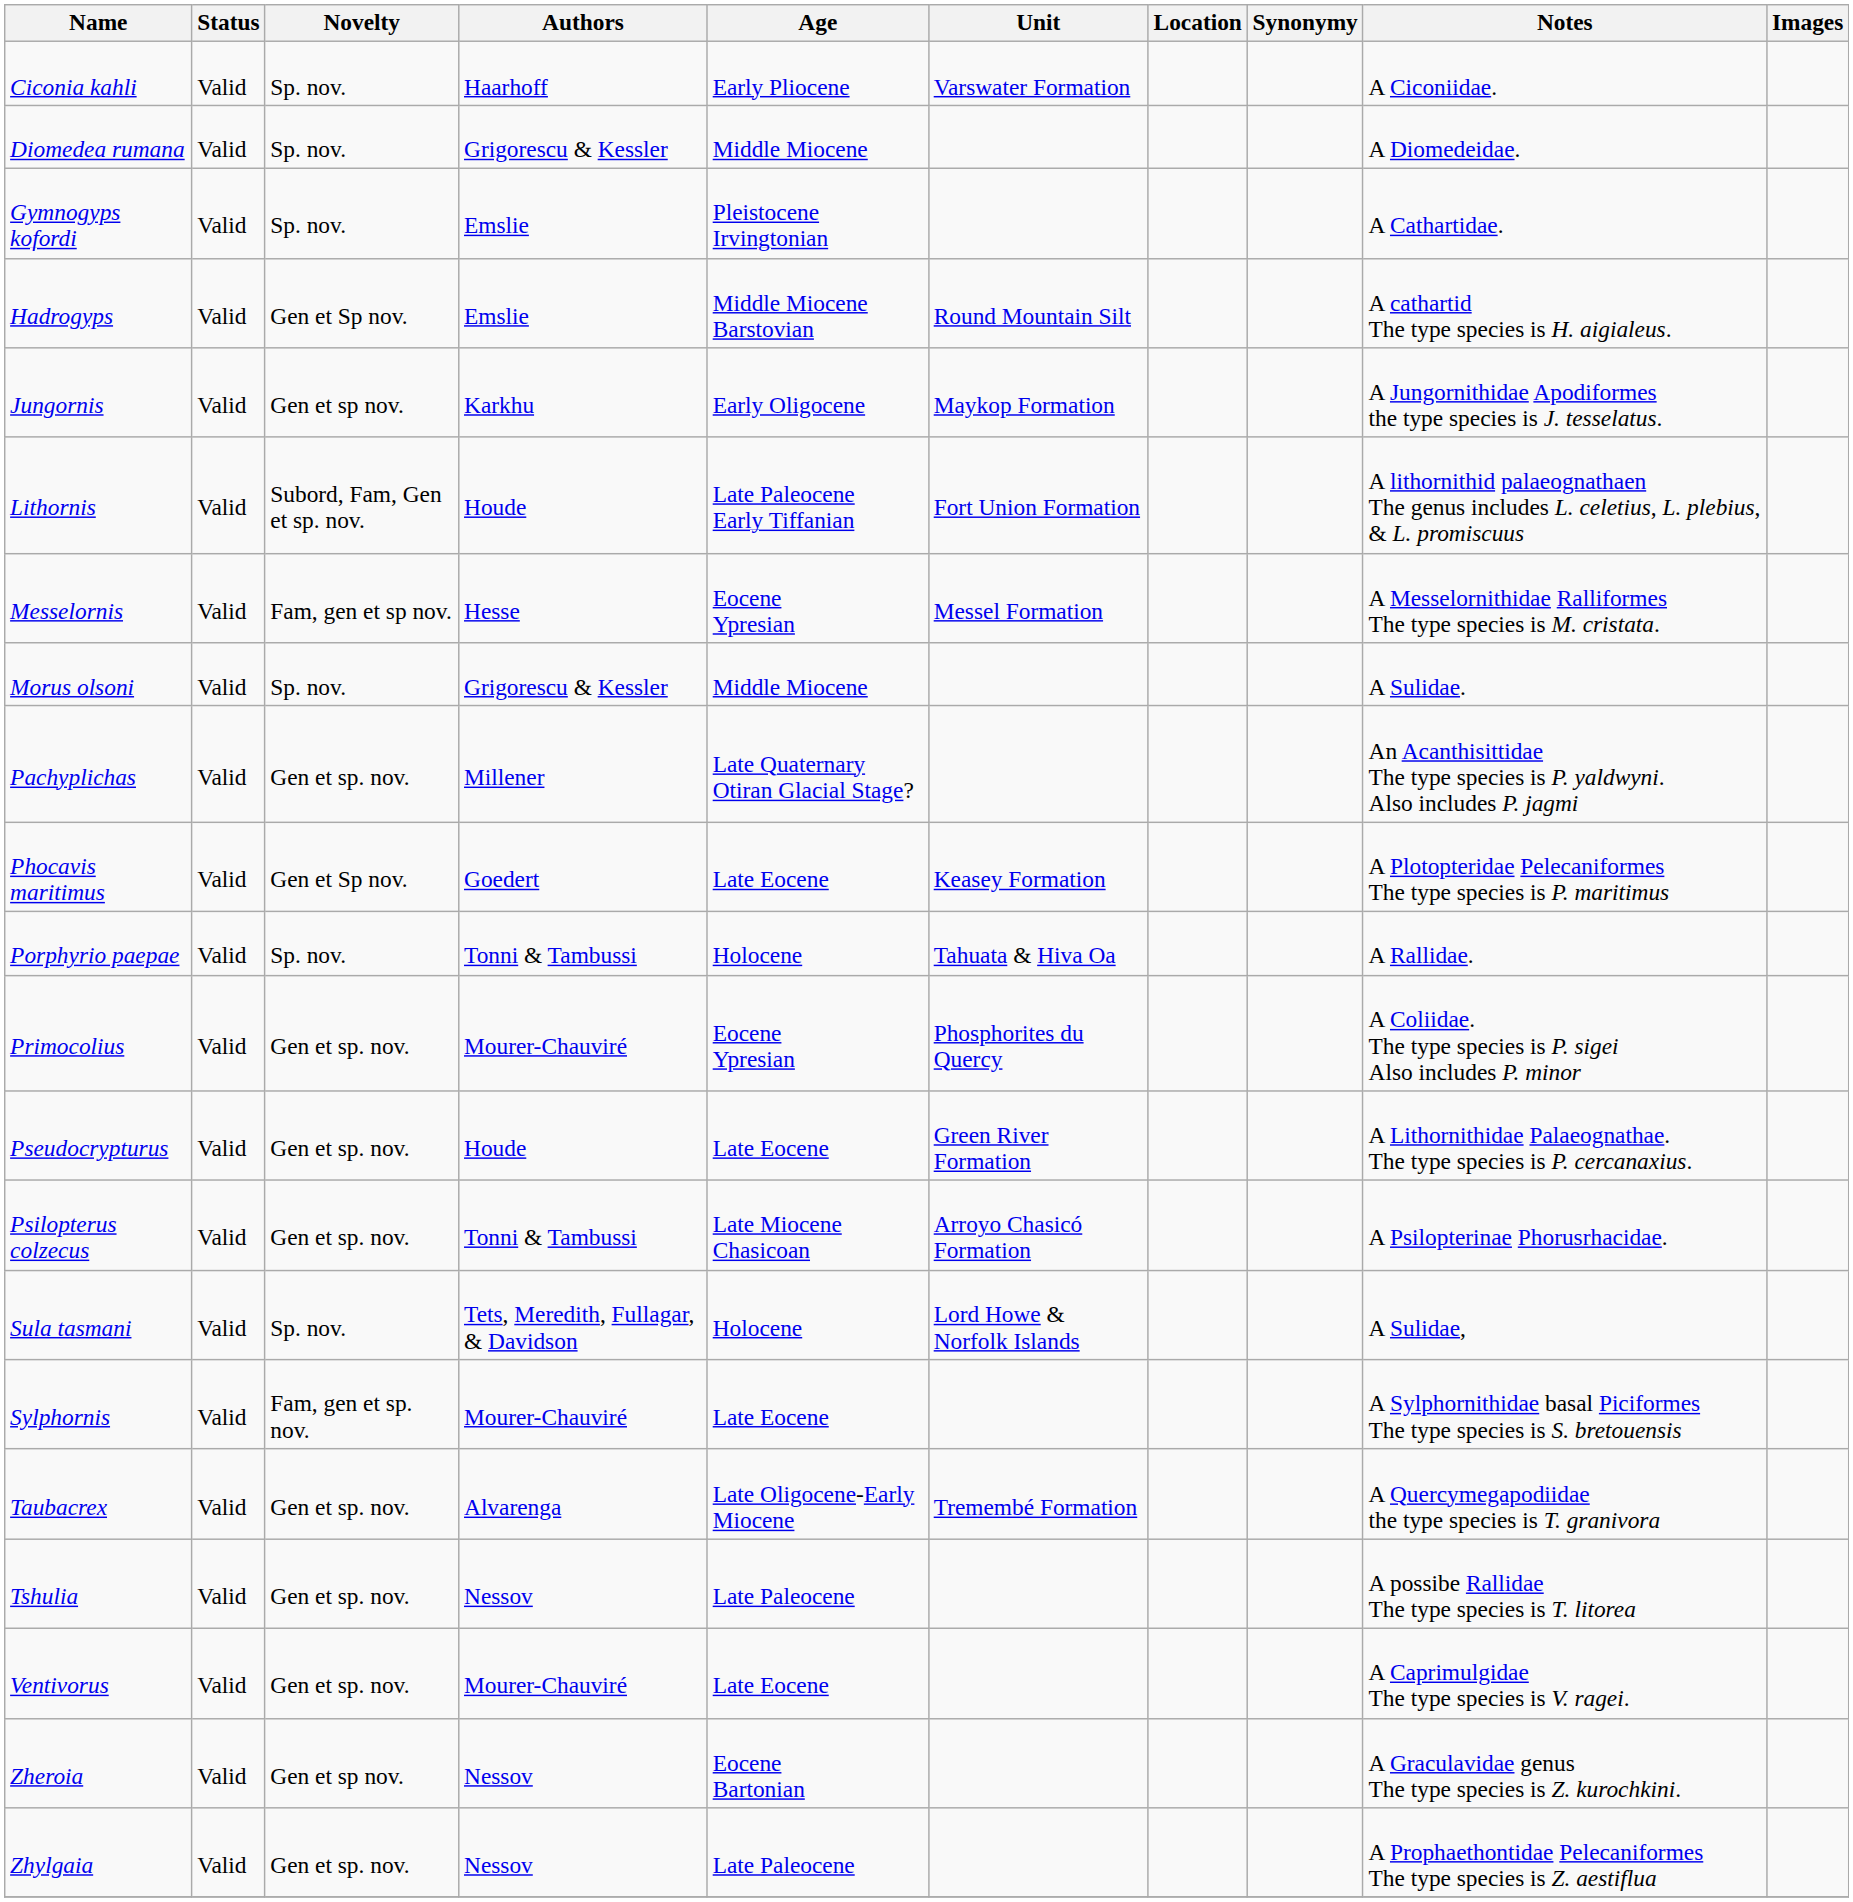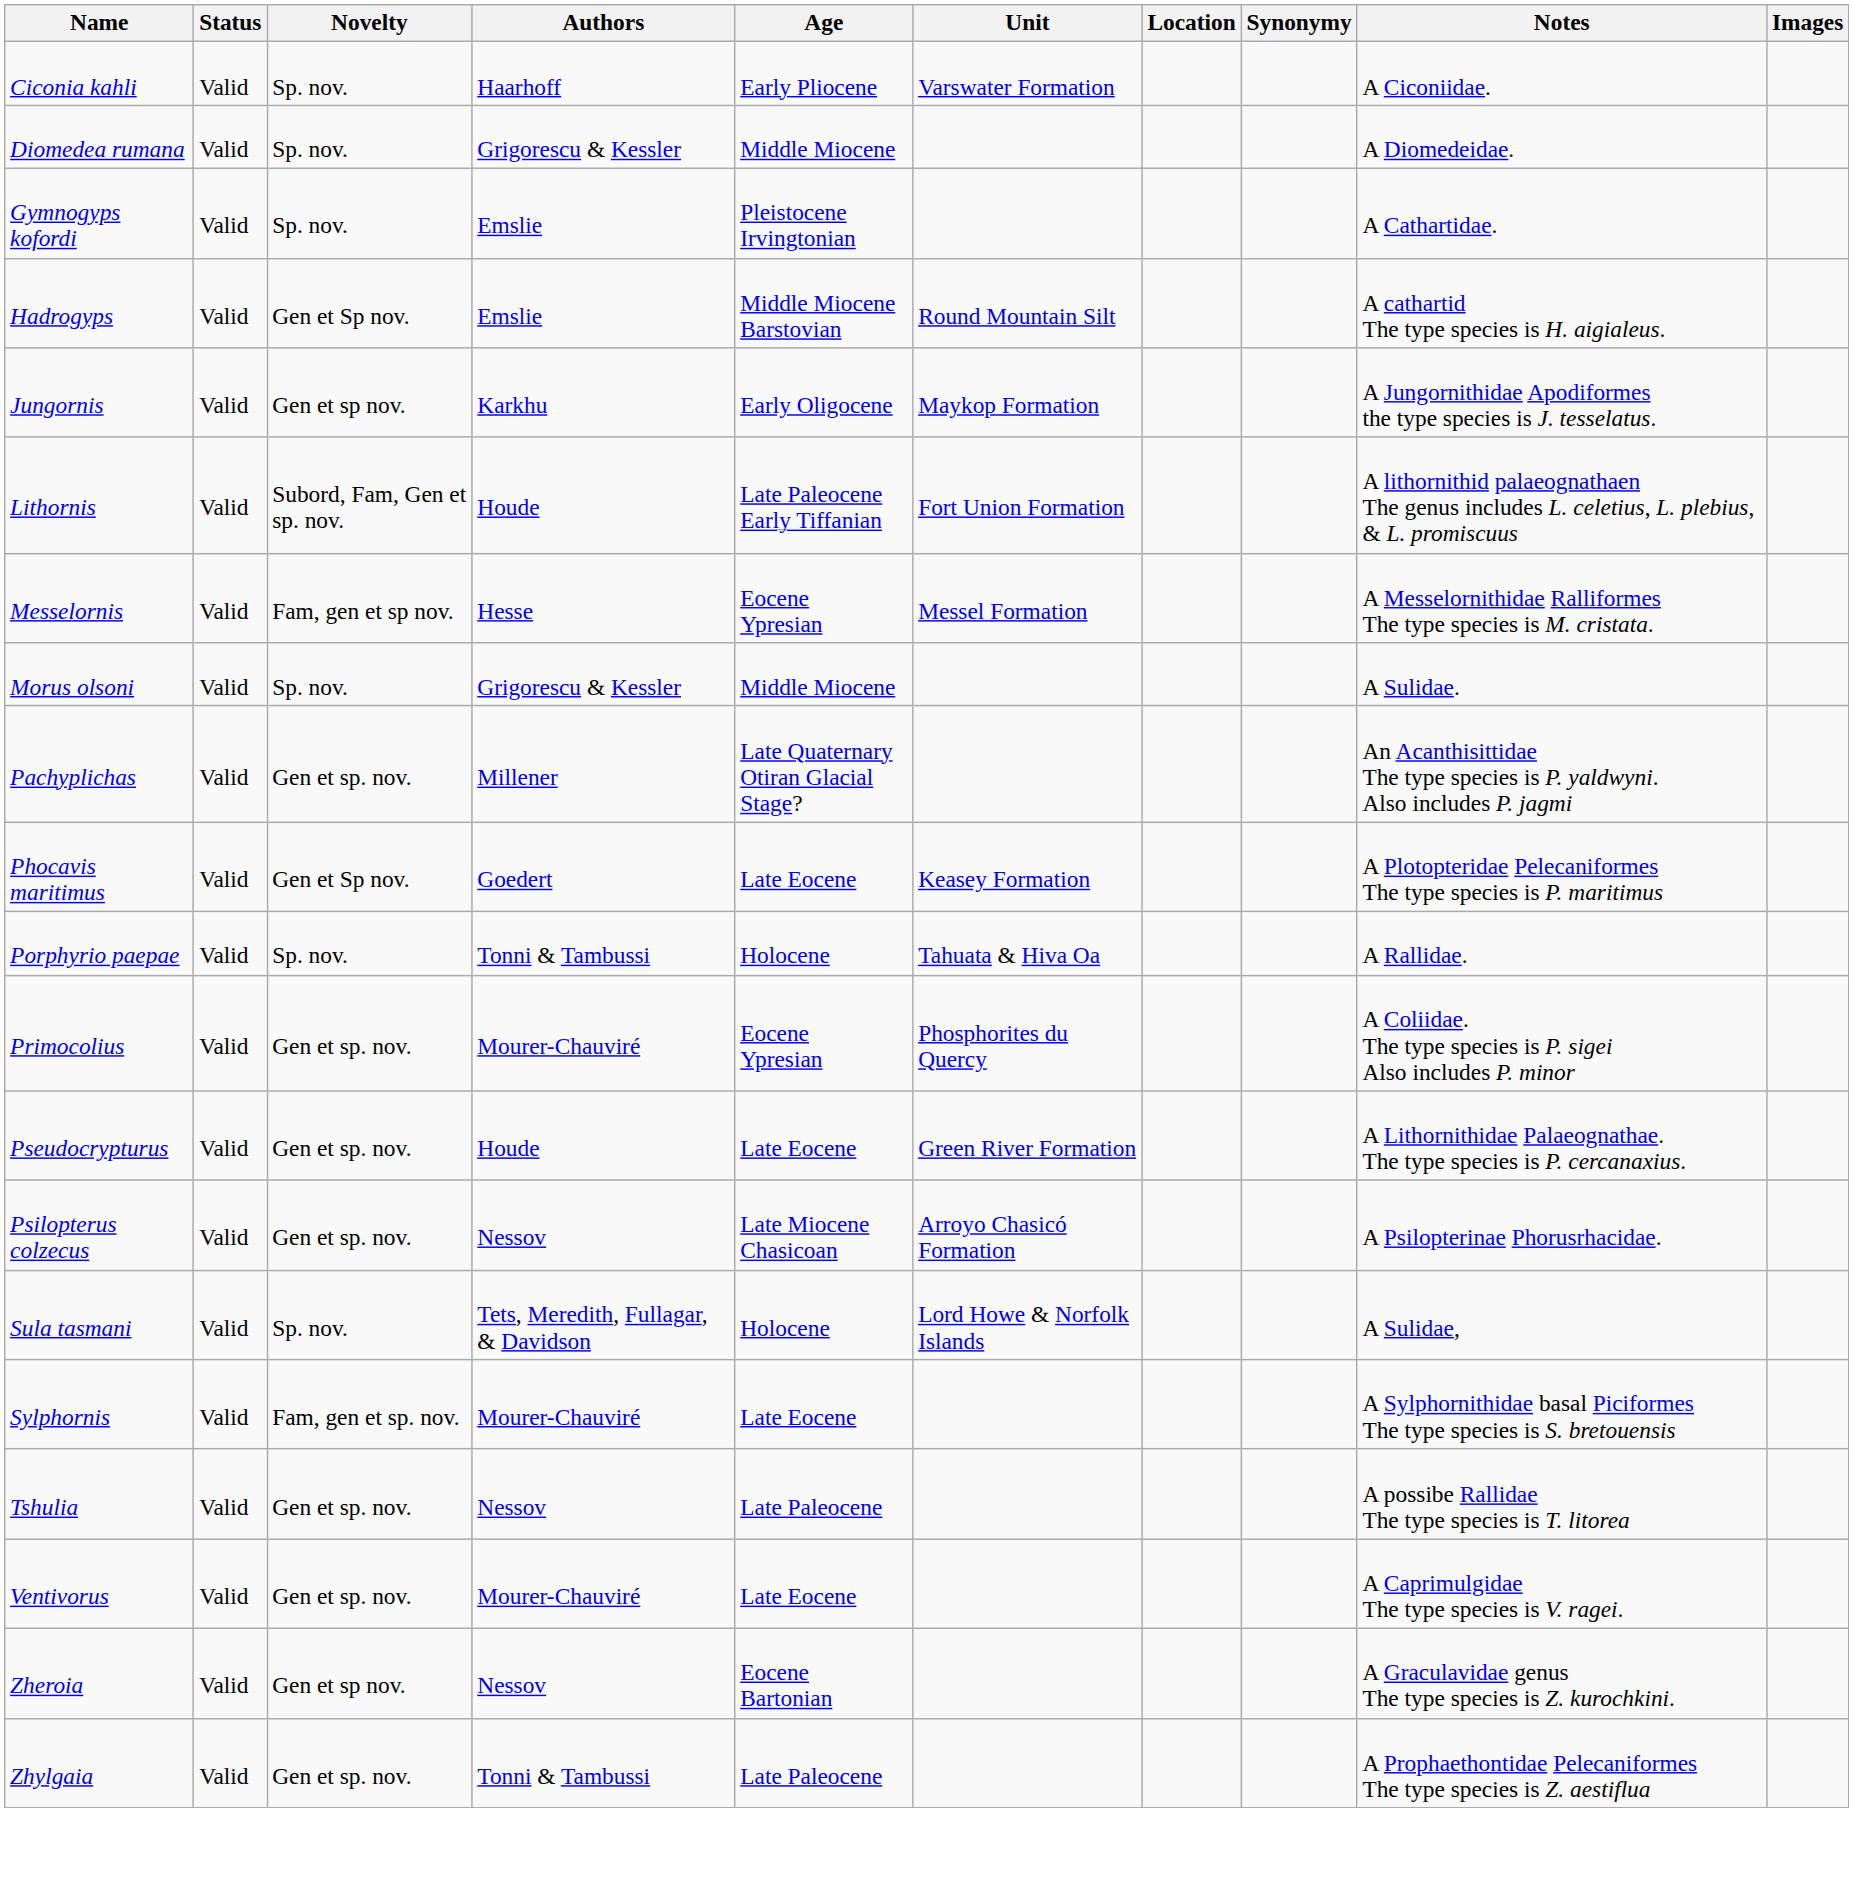(550, 1238) Tonni & Tambussi -> (512, 1238) Nessov
- row: (59, 1506)
(498, 1865) Nessov -> (564, 1775) Tonni & Tambussi
